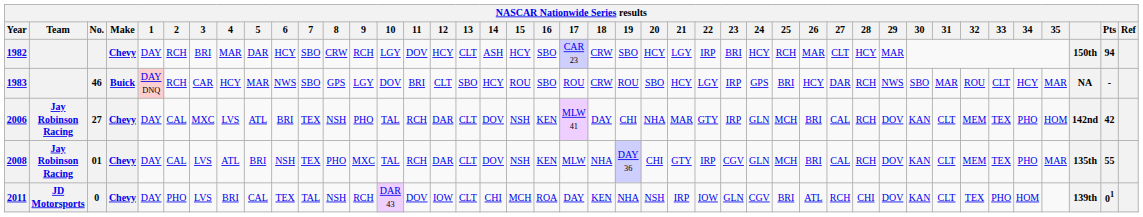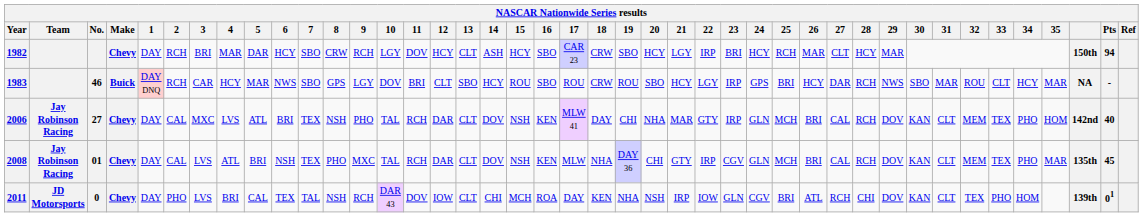(1110, 119) 42 -> (1110, 119) 40
(1110, 161) 55 -> (1110, 161) 45
